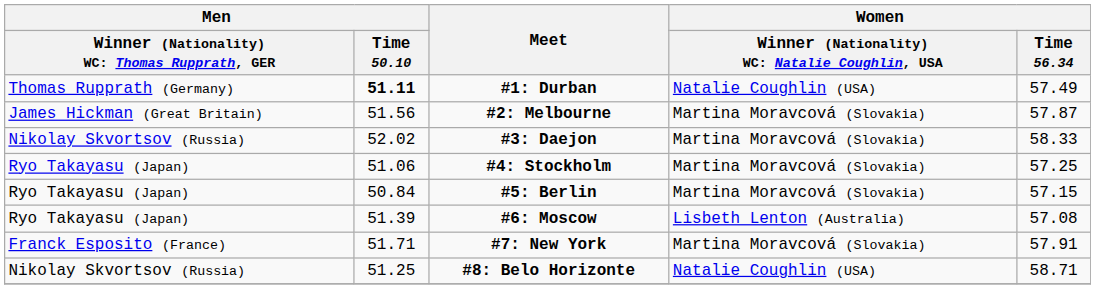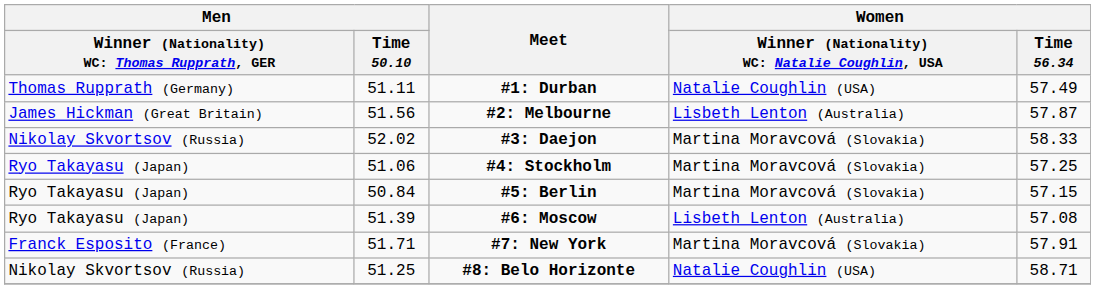(391, 88) bold -> (391, 88) normal
(799, 114) Martina Moravcová (Slovakia) -> (789, 114) Lisbeth Lenton (Australia)
